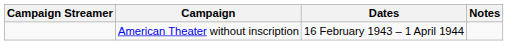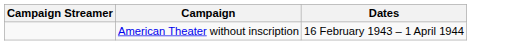- column: (485, 13)
